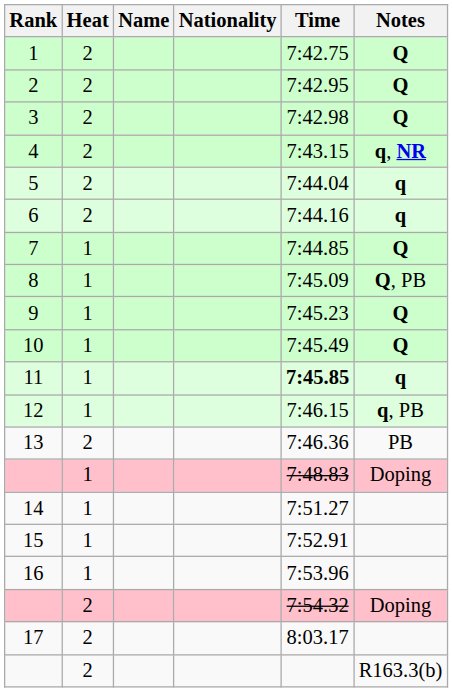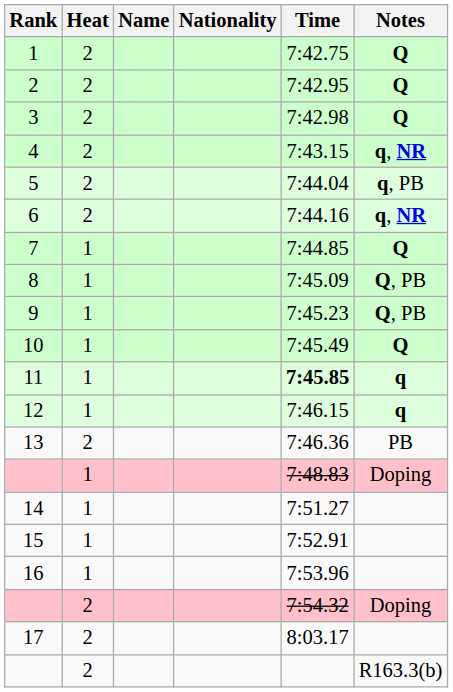(400, 183) q -> (400, 183) q, PB
(400, 215) q -> (400, 215) q, NR
(400, 313) Q -> (400, 313) Q, PB
(400, 410) q, PB -> (400, 410) q
